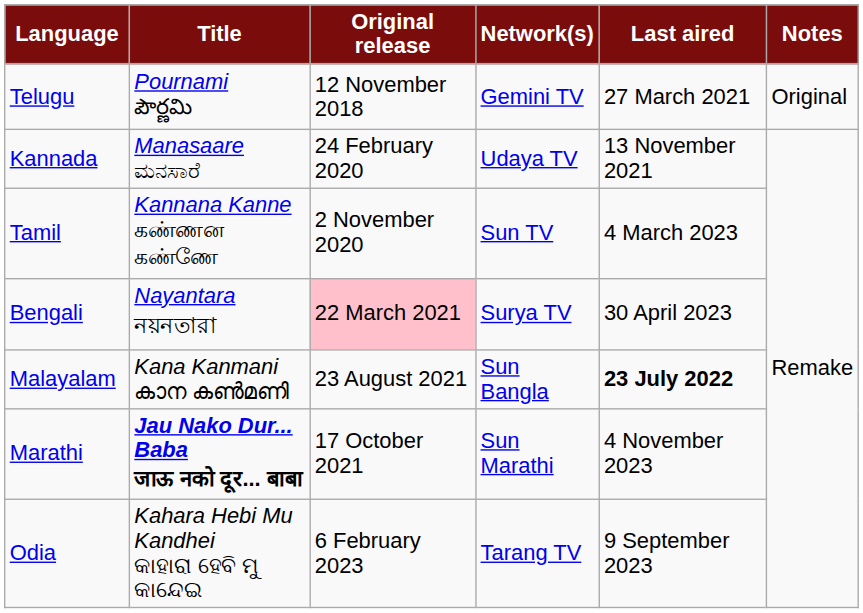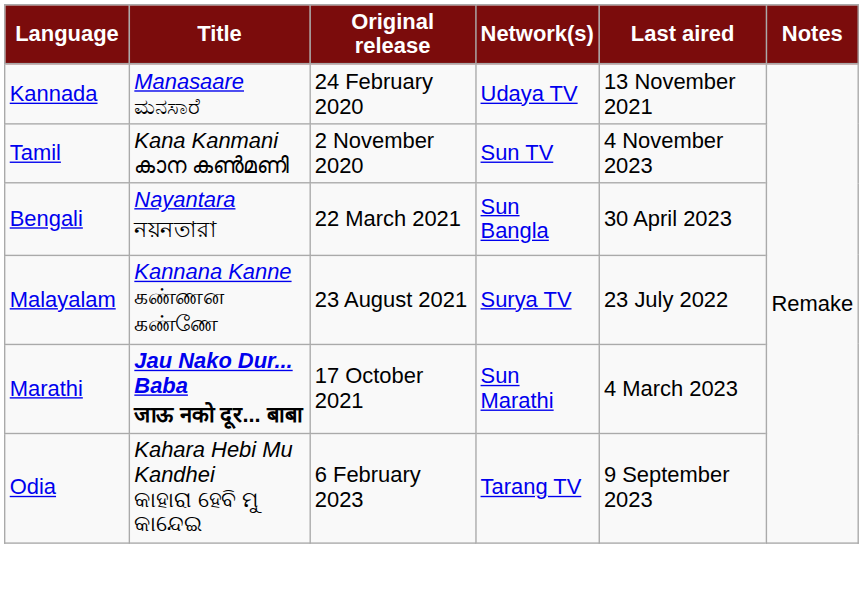- row: (42, 96)
(213, 231) Kannana Kanne கண்ணன கண்ணே -> (211, 153) Kana Kanmani കാന കൺമണി
(671, 233) 4 March 2023 -> (664, 153) 4 November 2023
(388, 313) pink background -> (388, 218) no background
(526, 313) Surya TV -> (515, 218) Sun Bangla
(211, 379) Kana Kanmani കാന കൺമണി -> (213, 297) Kannana Kanne கண்ணன கண்ணே
(515, 379) Sun Bangla -> (526, 299) Surya TV
(669, 379) bold -> (666, 299) normal
(664, 453) 4 November 2023 -> (671, 388) 4 March 2023
